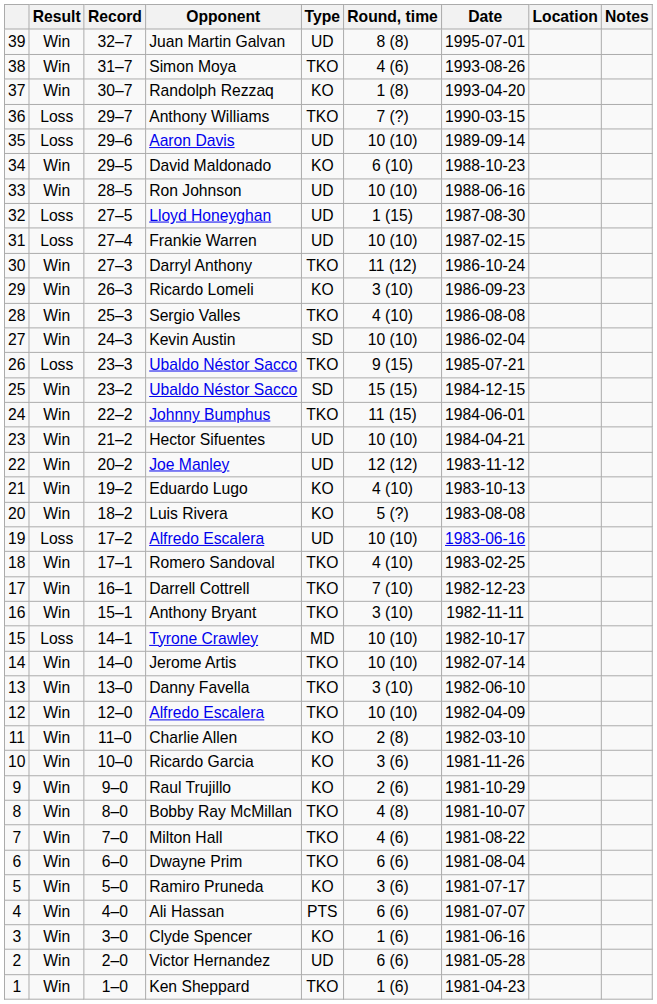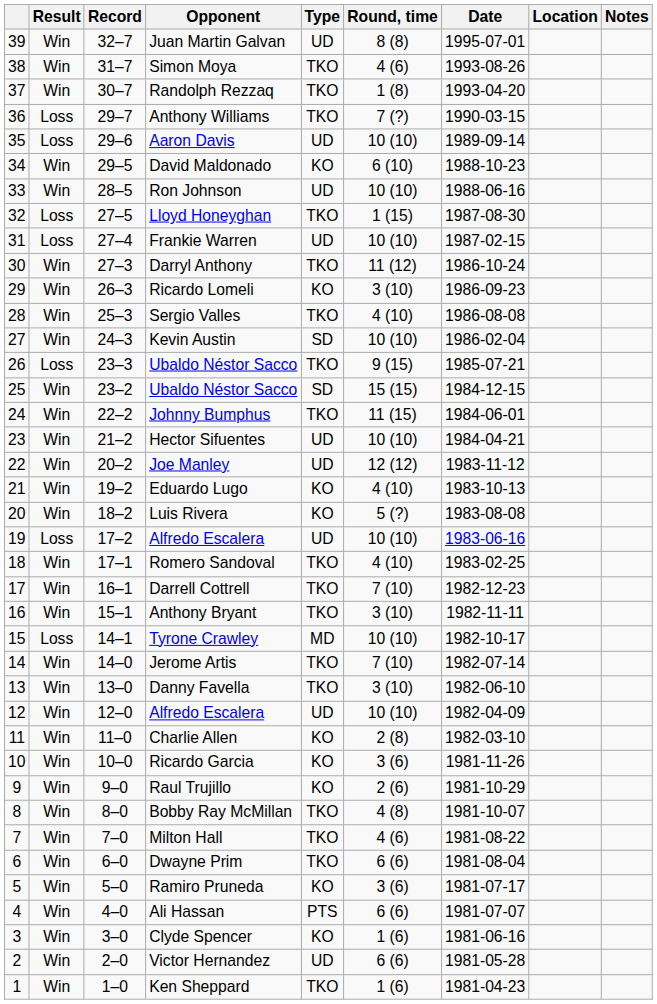(322, 91) KO -> (322, 91) TKO
(322, 215) UD -> (322, 215) TKO
(393, 663) 10 (10) -> (393, 663) 7 (10)
(322, 713) TKO -> (322, 713) UD
